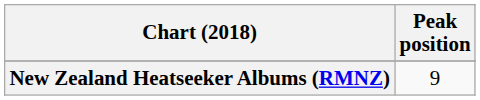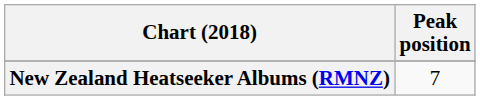(435, 77) 9 -> (435, 77) 7
